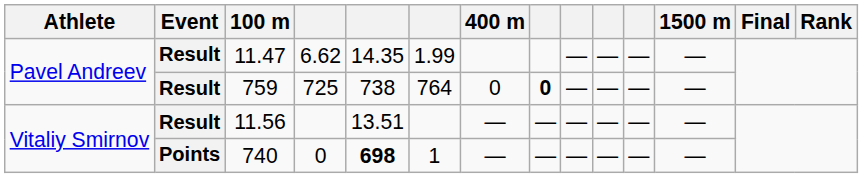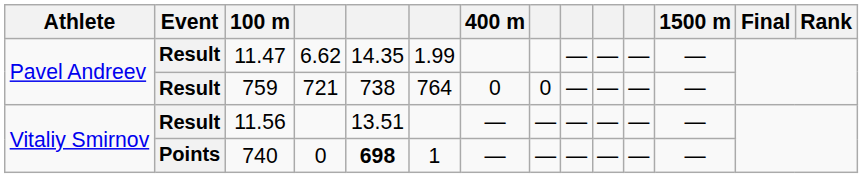(321, 89) 725 -> (321, 89) 721
(545, 89) bold -> (545, 89) normal
